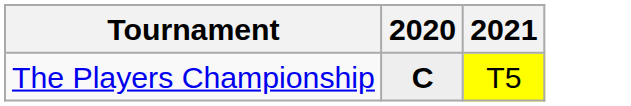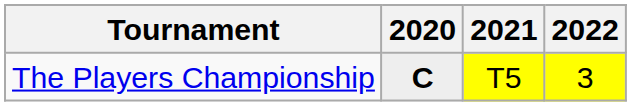+ column: (585, 29)
